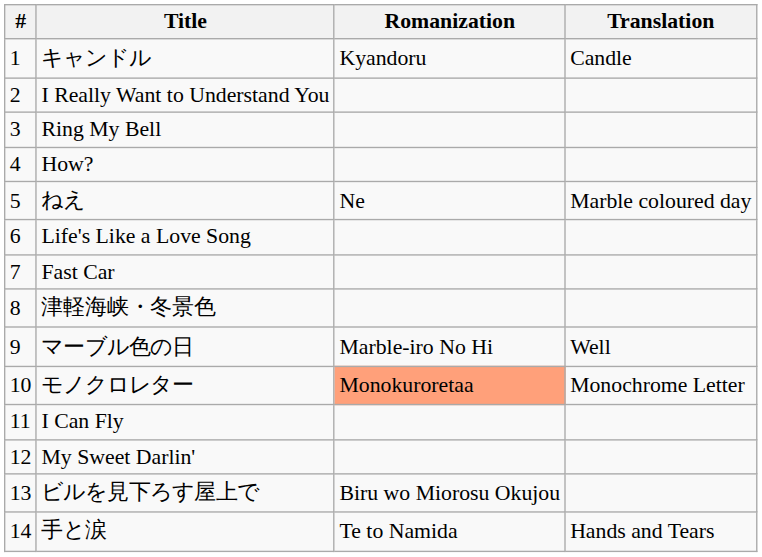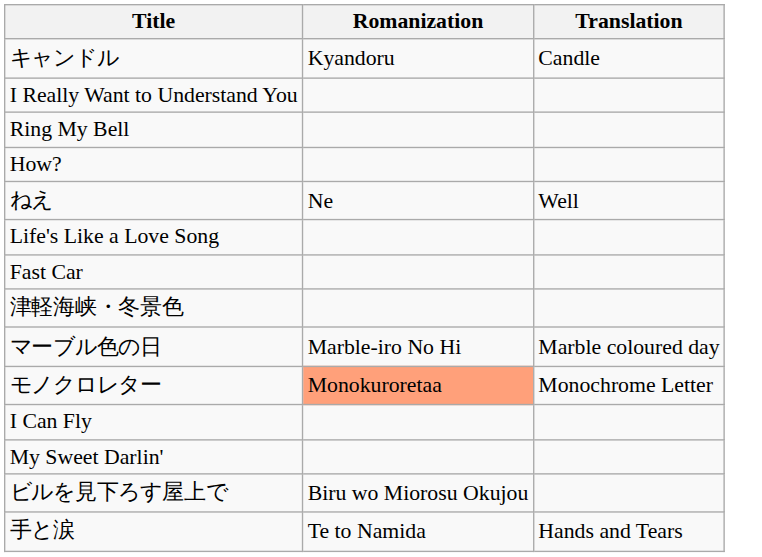- column: (21, 21)
(661, 200) Marble coloured day -> (559, 200) Well
(590, 346) Well -> (629, 346) Marble coloured day
